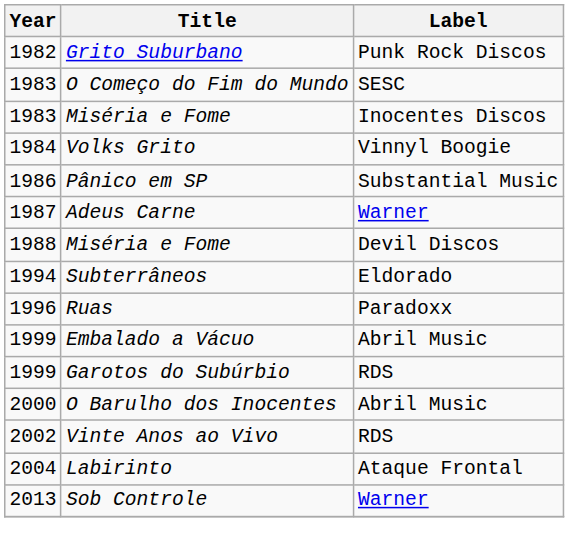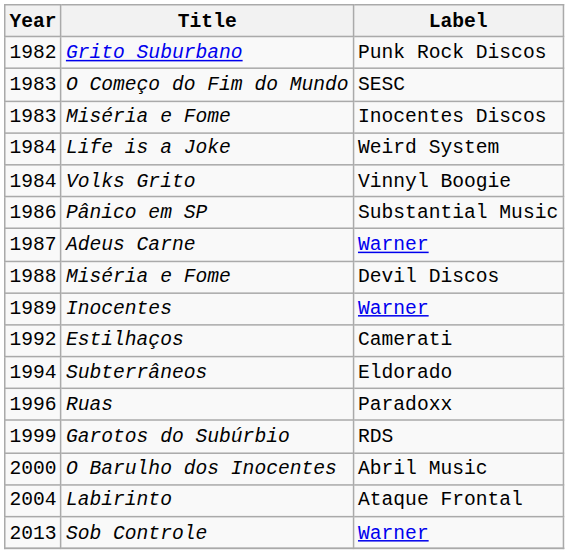+ row: (33, 149)
+ row: (33, 309)
+ row: (33, 341)
- row: (33, 341)
- row: (33, 437)
